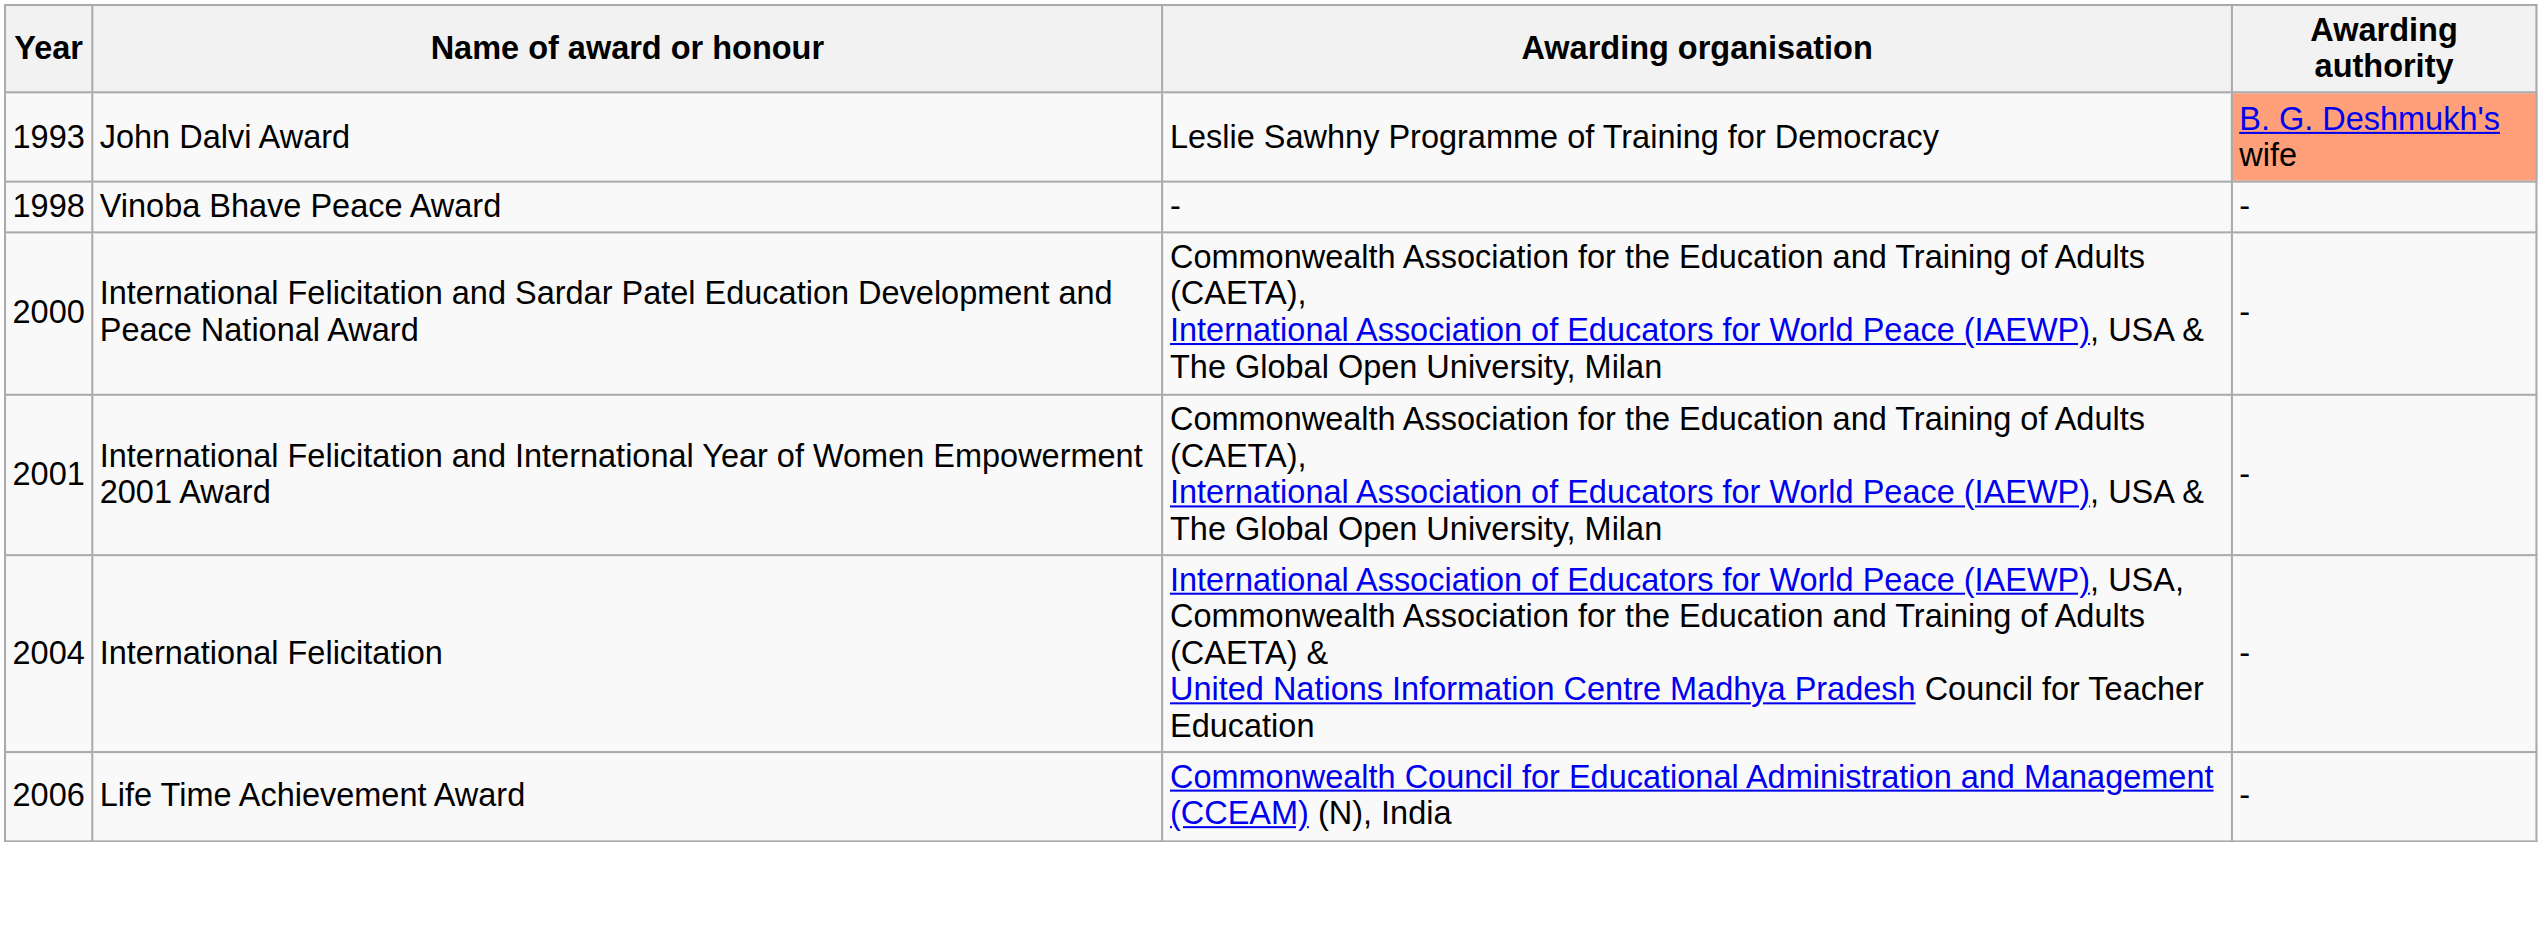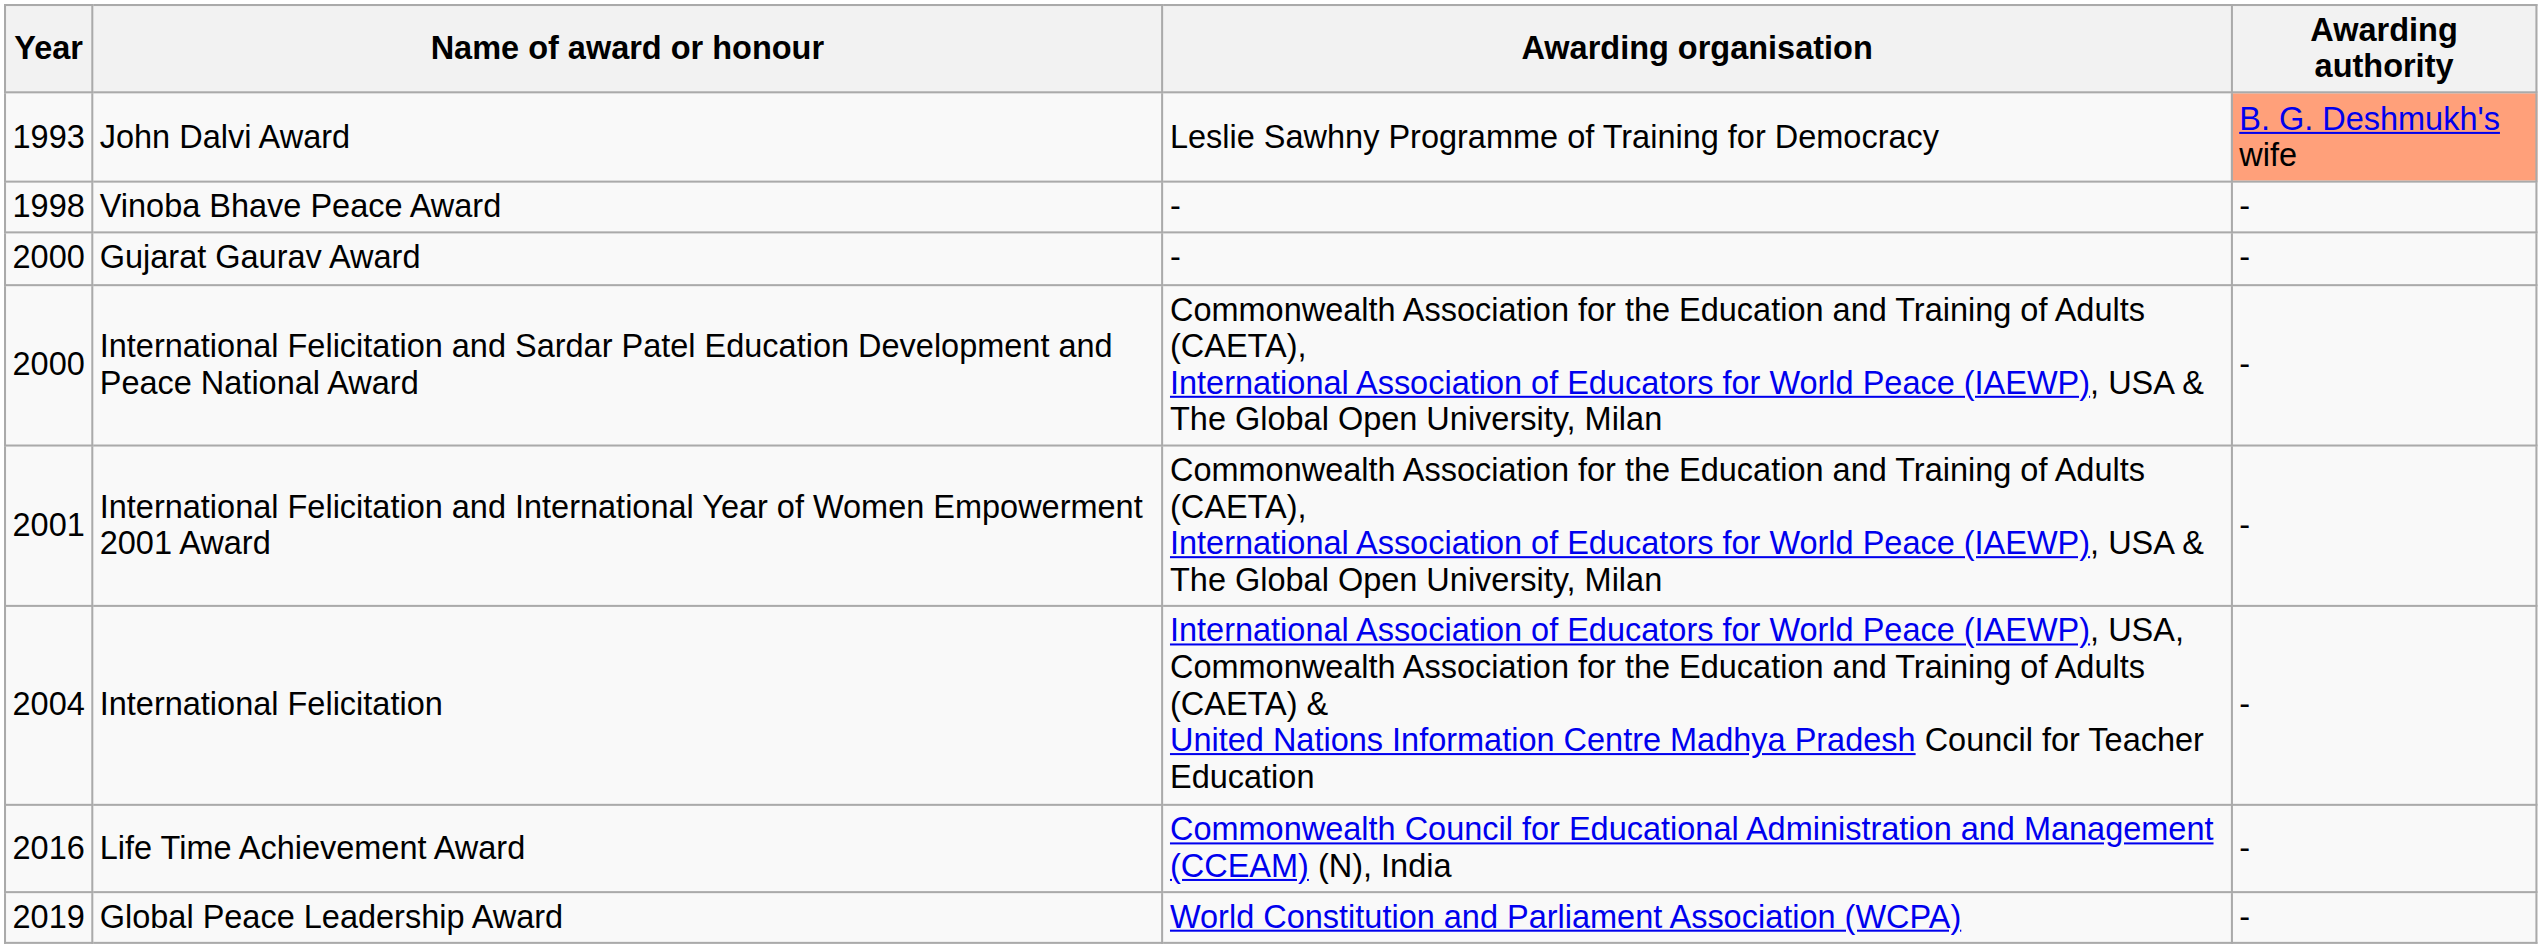+ row: (260, 257)
(49, 796) 2006 -> (49, 847) 2016
+ row: (331, 917)
